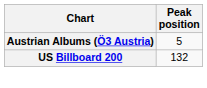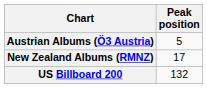+ row: (80, 58)
